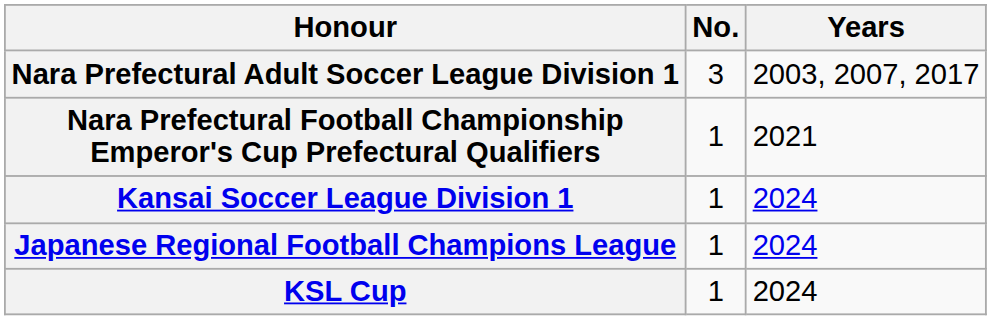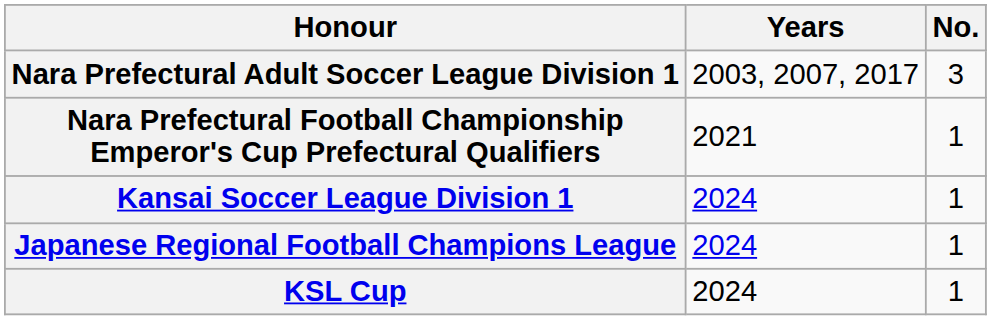columns swapped: (716, 27) <-> (866, 27)
